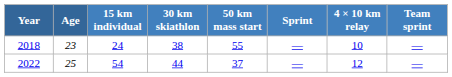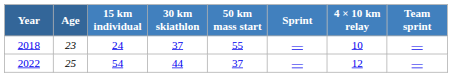(178, 45) 38 -> (178, 45) 37
